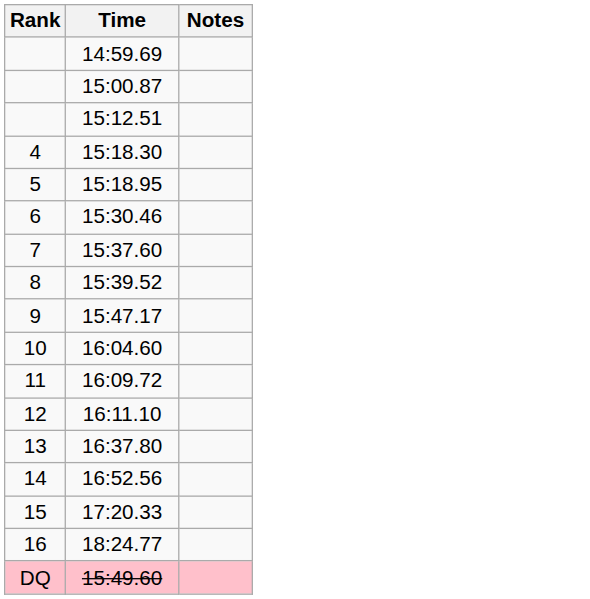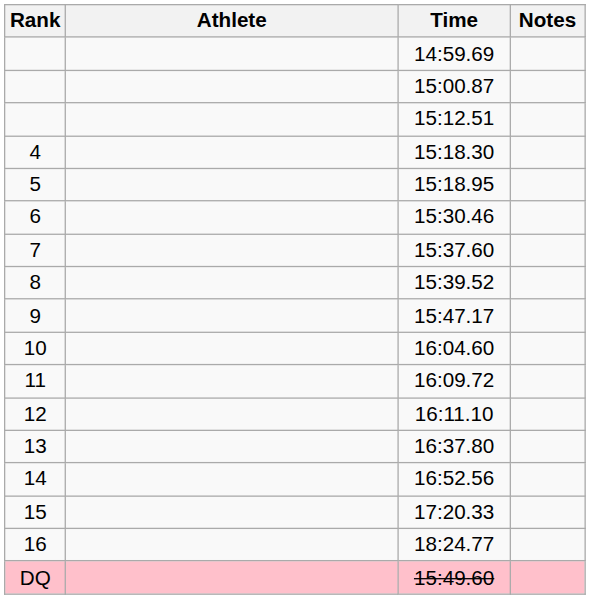+ column: (232, 20)
